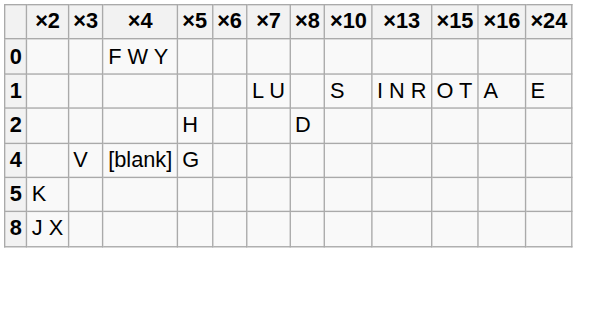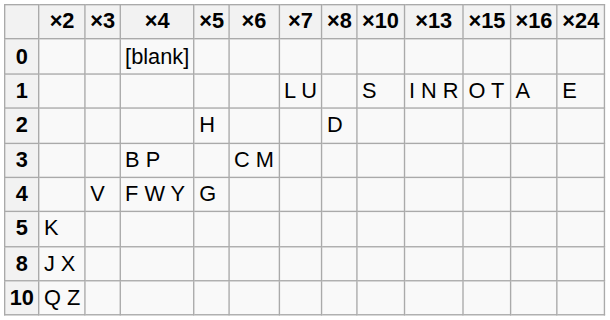(138, 56) F W Y -> (157, 56) [blank]
+ row: (22, 159)
(140, 159) [blank] -> (155, 194) F W Y
+ row: (22, 297)
